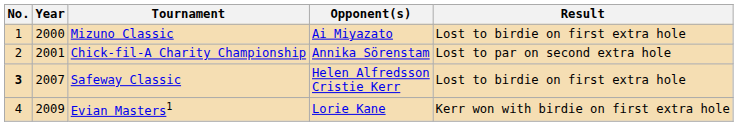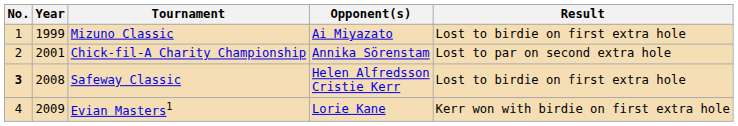(50, 34) 2000 -> (50, 34) 1999
(50, 81) 2007 -> (50, 81) 2008
